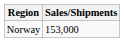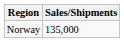(62, 29) 153,000 -> (62, 29) 135,000
